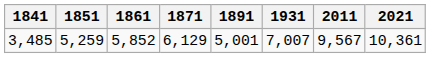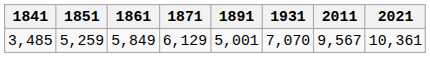(133, 41) 5,852 -> (133, 41) 5,849
(288, 41) 7,007 -> (288, 41) 7,070
